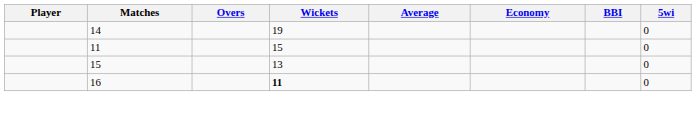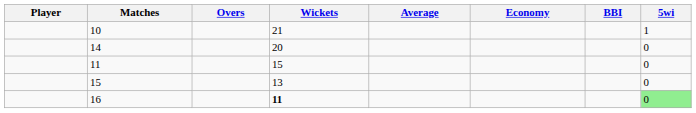+ row: (95, 30)
(277, 30) 19 -> (277, 47) 20
(646, 82) no background -> (646, 99) lightgreen background
